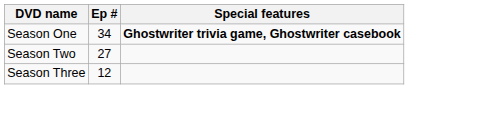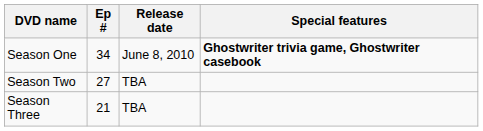+ column: (160, 21)
(104, 73) 12 -> (103, 108) 21
